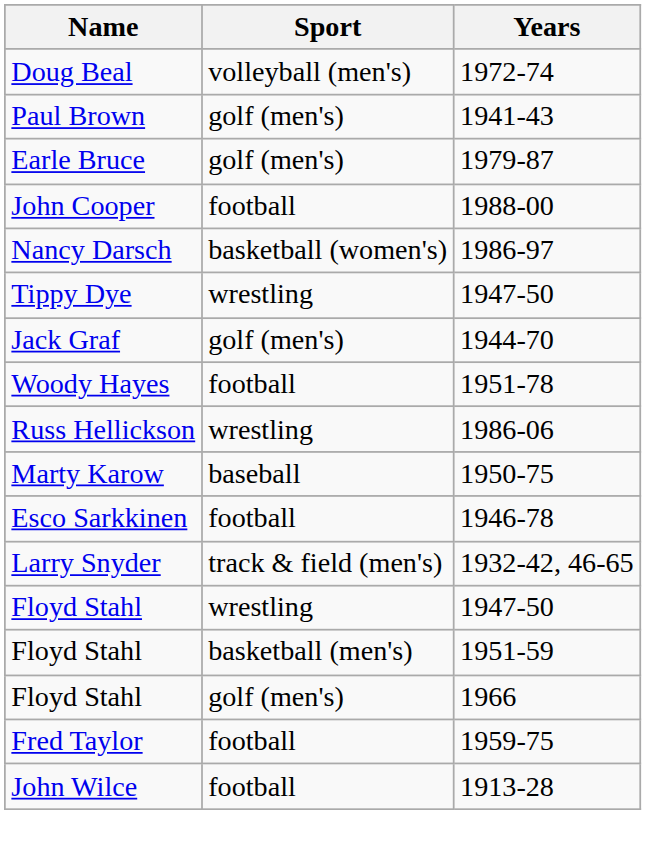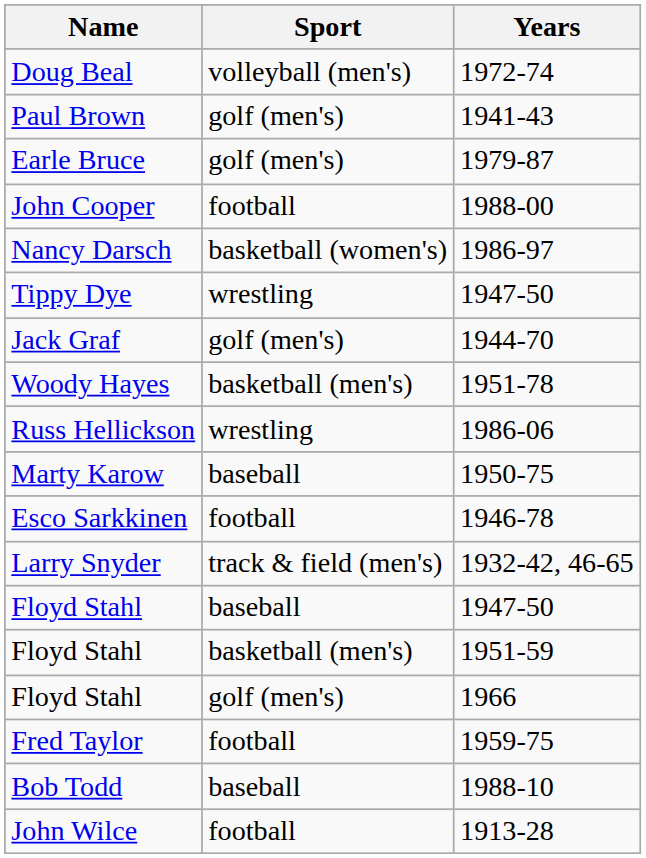(252, 384) football -> (310, 384) basketball (men's)
(261, 607) wrestling -> (254, 607) baseball
+ row: (67, 786)
